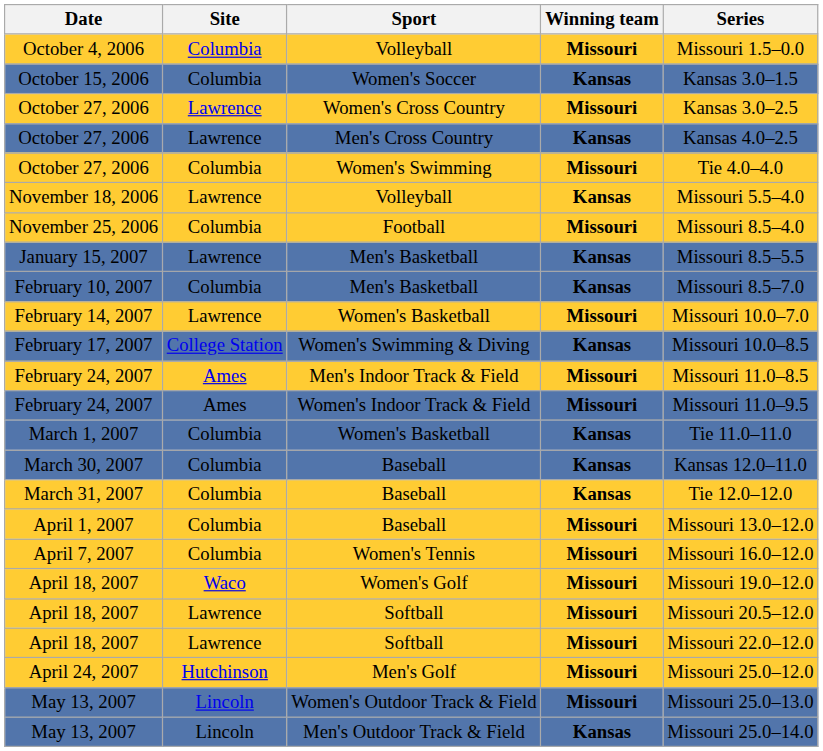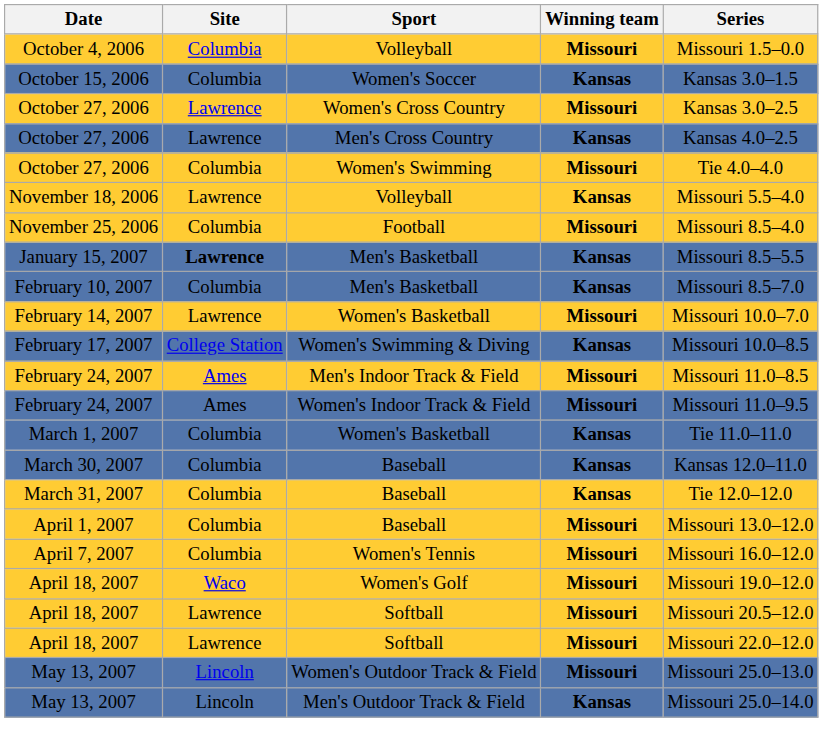(225, 256) normal -> (225, 256) bold
- row: (84, 672)
